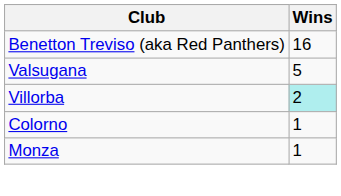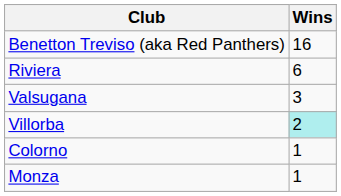+ row: (35, 71)
(297, 71) 5 -> (297, 97) 3
